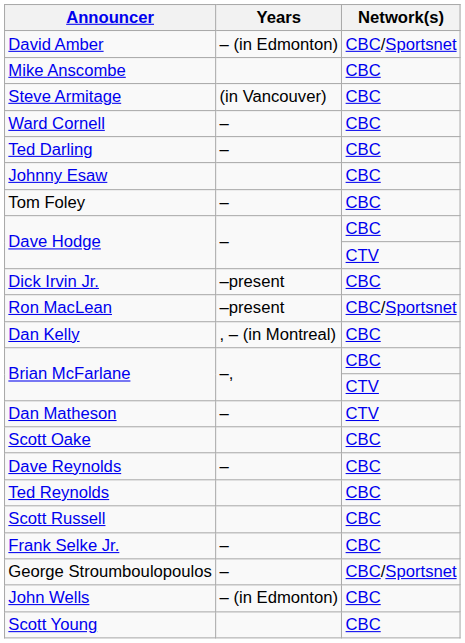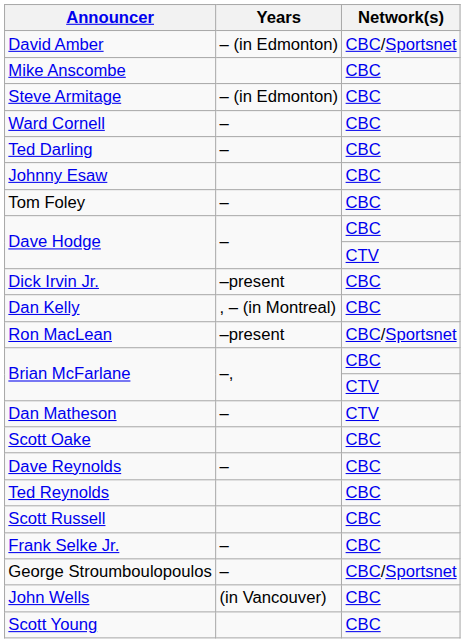(273, 96) (in Vancouver) -> (279, 96) – (in Edmonton)
rows swapped: (44, 334) <-> (60, 307)
(279, 598) – (in Edmonton) -> (273, 598) (in Vancouver)
